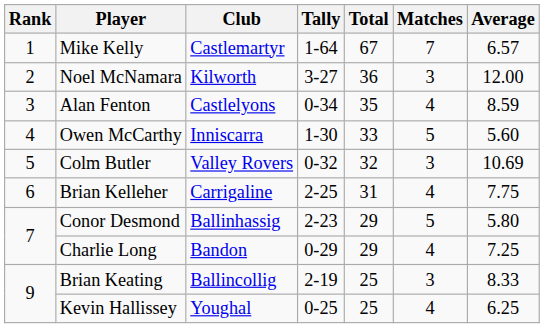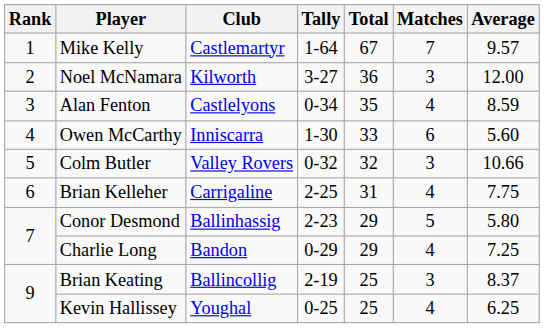(503, 47) 6.57 -> (503, 47) 9.57
(430, 134) 5 -> (430, 134) 6
(503, 163) 10.69 -> (503, 163) 10.66
(503, 279) 8.33 -> (503, 279) 8.37
